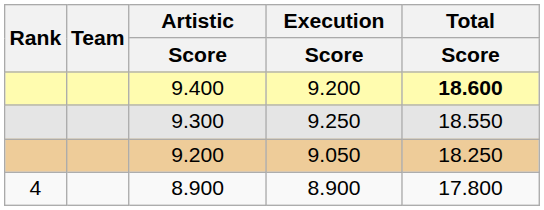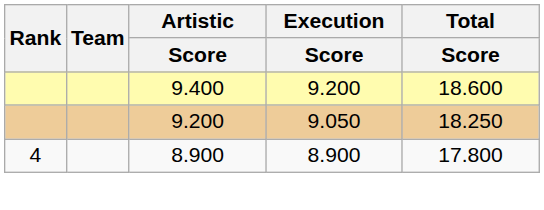(471, 88) bold -> (471, 88) normal
- row: (198, 121)
